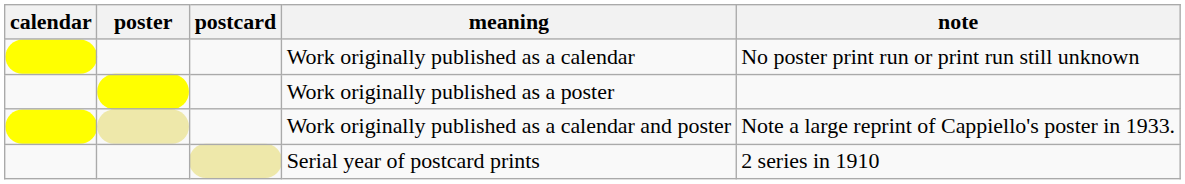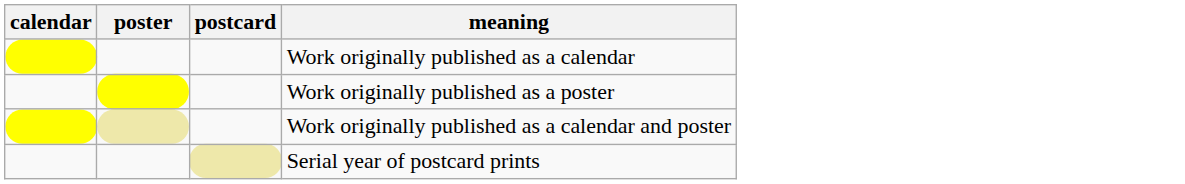- column: (958, 21)
